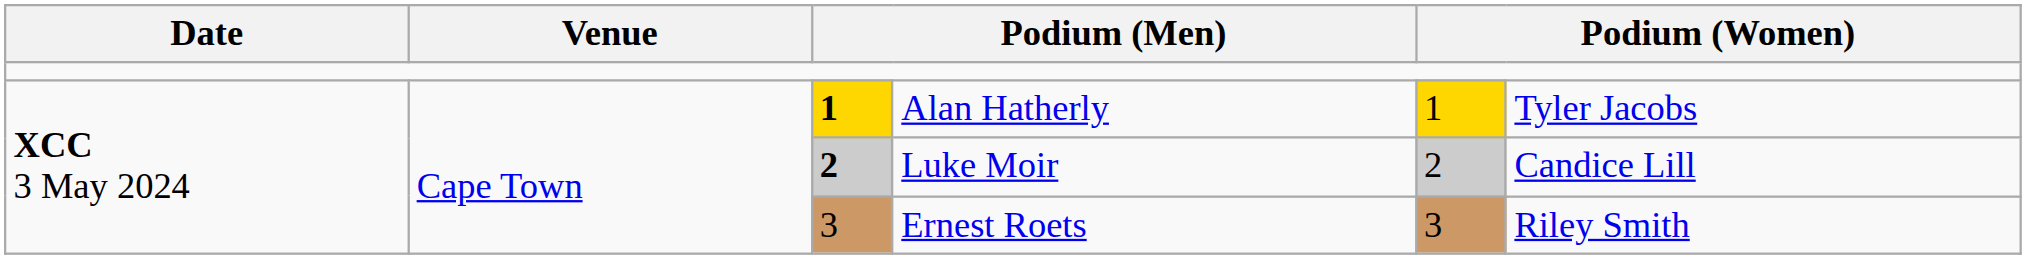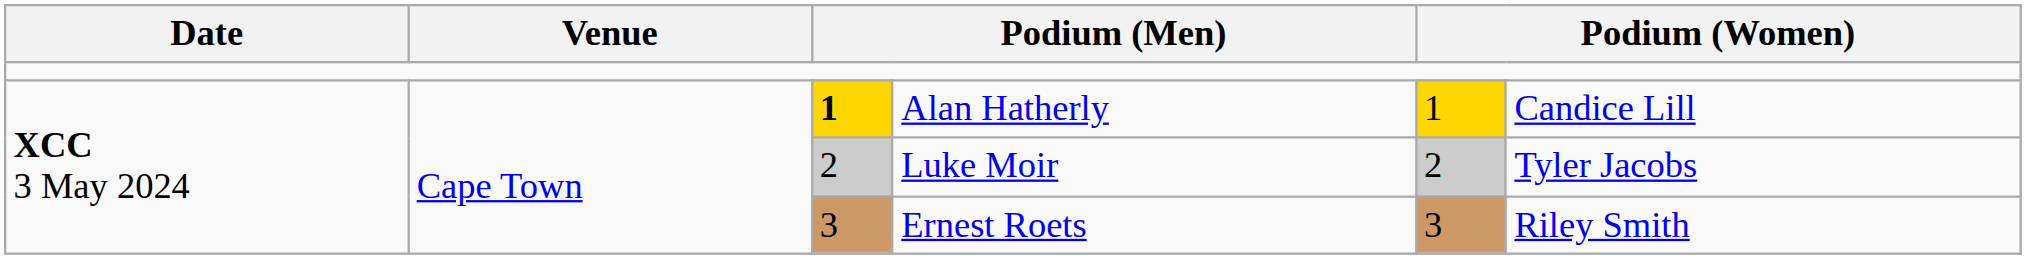(1606, 108) Tyler Jacobs -> (1605, 108) Candice Lill
(829, 165) bold -> (829, 165) normal
(1605, 165) Candice Lill -> (1606, 165) Tyler Jacobs
